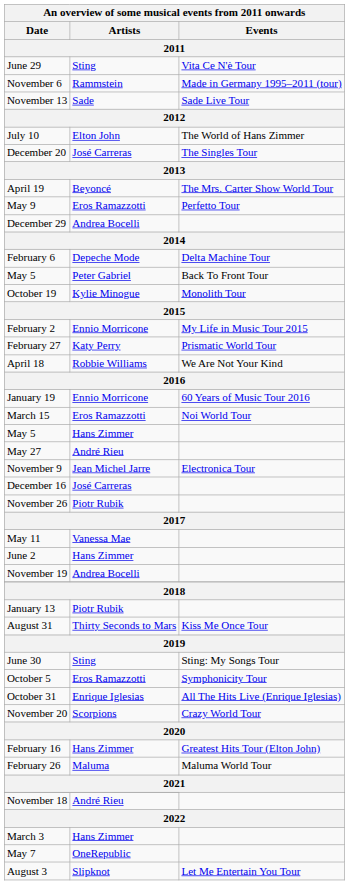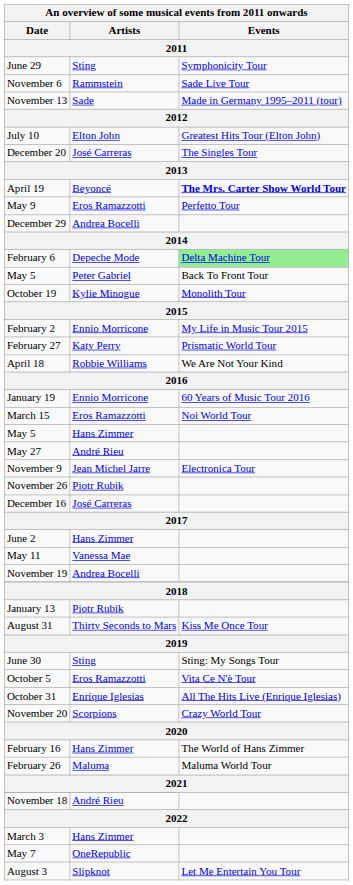(219, 65) Vita Ce N'è Tour -> (224, 65) Symphonicity Tour
(262, 83) Made in Germany 1995–2011 (tour) -> (215, 83) Sade Live Tour
(215, 100) Sade Live Tour -> (262, 100) Made in Germany 1995–2011 (tour)
(243, 135) The World of Hans Zimmer -> (251, 135) Greatest Hits Tour (Elton John)
(257, 188) normal -> (264, 188) bold
(226, 258) no background -> (226, 258) lightgreen background
rows swapped: (37, 503) <-> (36, 485)
rows swapped: (24, 538) <-> (21, 556)
(224, 678) Symphonicity Tour -> (219, 678) Vita Ce N'è Tour
(251, 748) Greatest Hits Tour (Elton John) -> (243, 748) The World of Hans Zimmer
